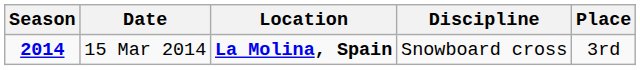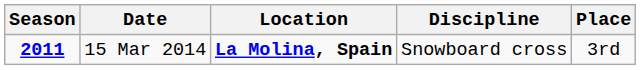(42, 50) 2014 -> (42, 50) 2011
